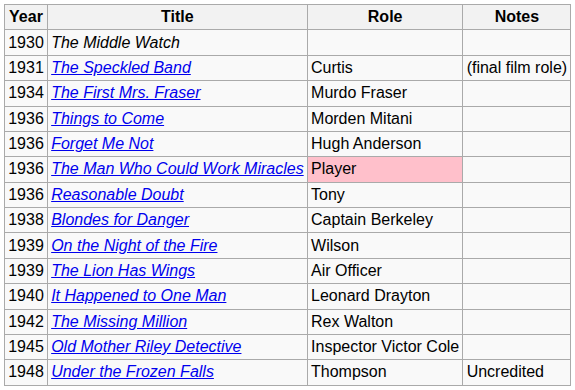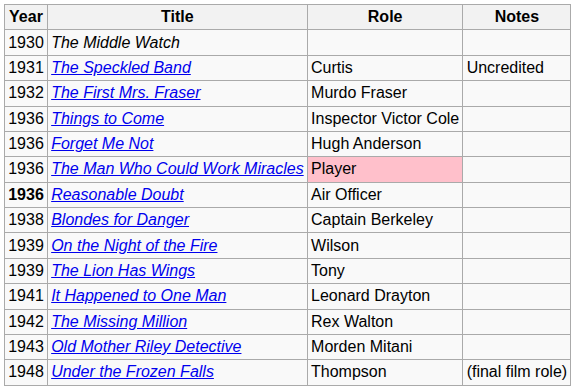(517, 67) (final film role) -> (505, 67) Uncredited
(26, 93) 1934 -> (26, 93) 1932
(362, 118) Morden Mitani -> (385, 118) Inspector Victor Cole
(26, 194) normal -> (26, 194) bold
(328, 194) Tony -> (346, 194) Air Officer
(346, 270) Air Officer -> (328, 270) Tony
(26, 296) 1940 -> (26, 296) 1941
(26, 347) 1945 -> (26, 347) 1943
(385, 347) Inspector Victor Cole -> (362, 347) Morden Mitani
(505, 372) Uncredited -> (517, 372) (final film role)
